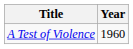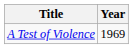(113, 33) 1960 -> (113, 33) 1969
